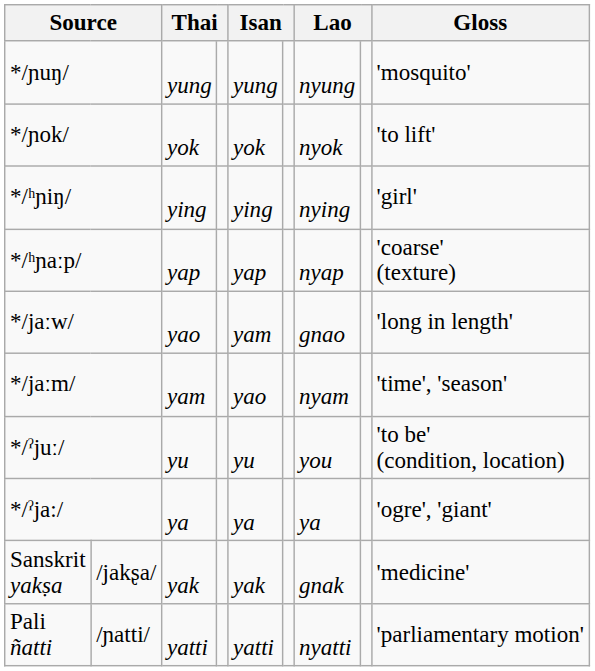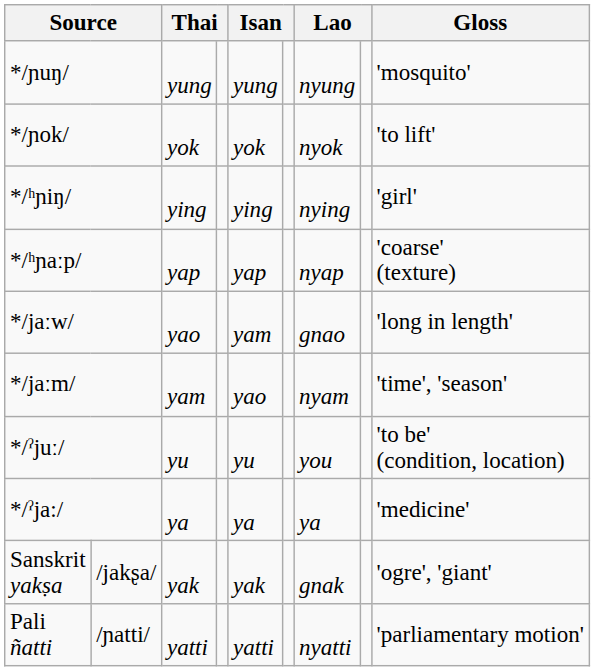(434, 509) 'ogre', 'giant' -> (423, 509) 'medicine'
(423, 571) 'medicine' -> (434, 571) 'ogre', 'giant'
